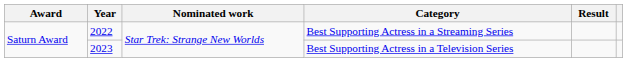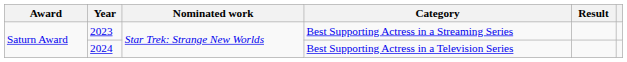(101, 31) 2022 -> (101, 31) 2023
(101, 48) 2023 -> (101, 48) 2024
